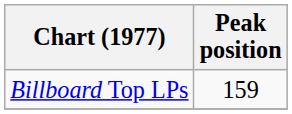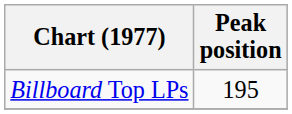(241, 89) 159 -> (241, 89) 195
